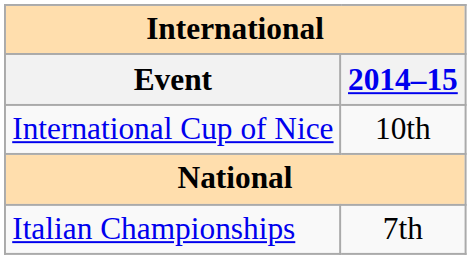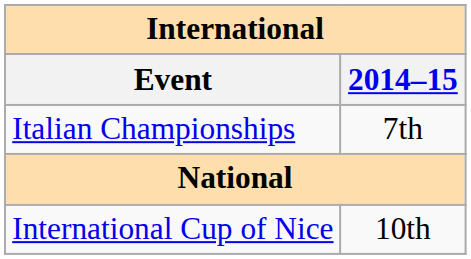rows swapped: (173, 128) <-> (154, 228)
